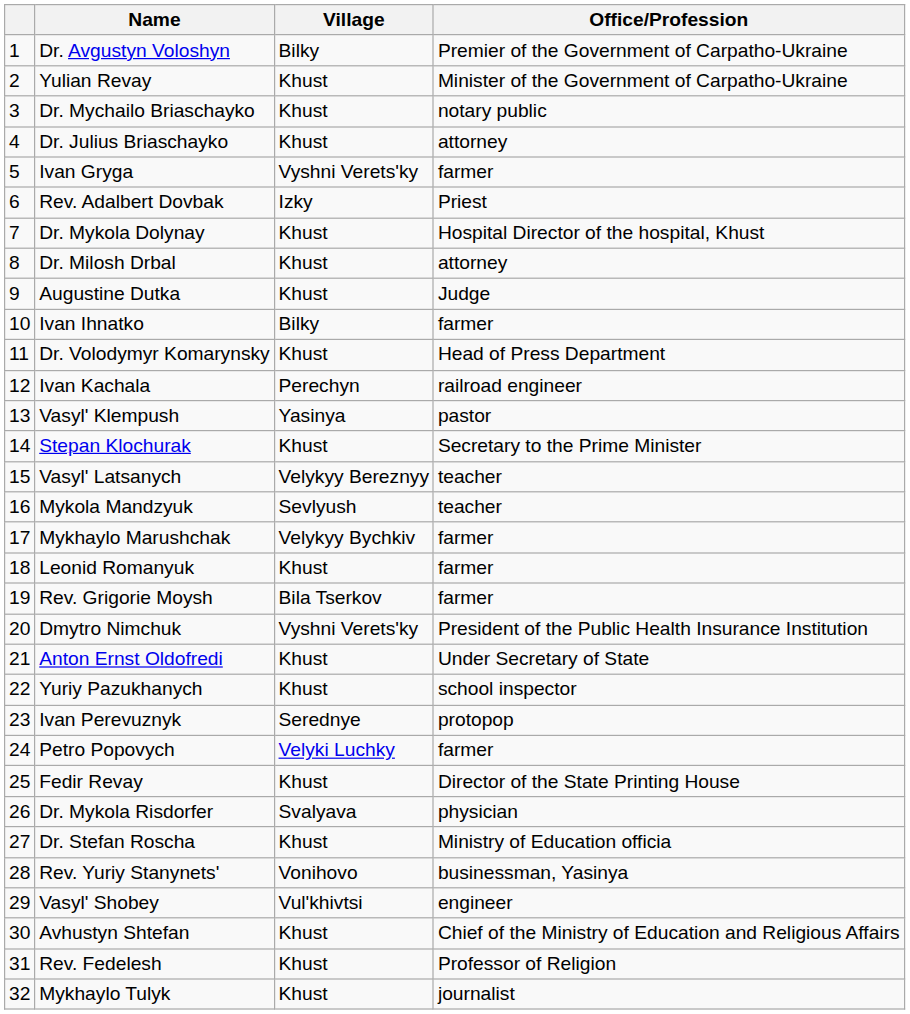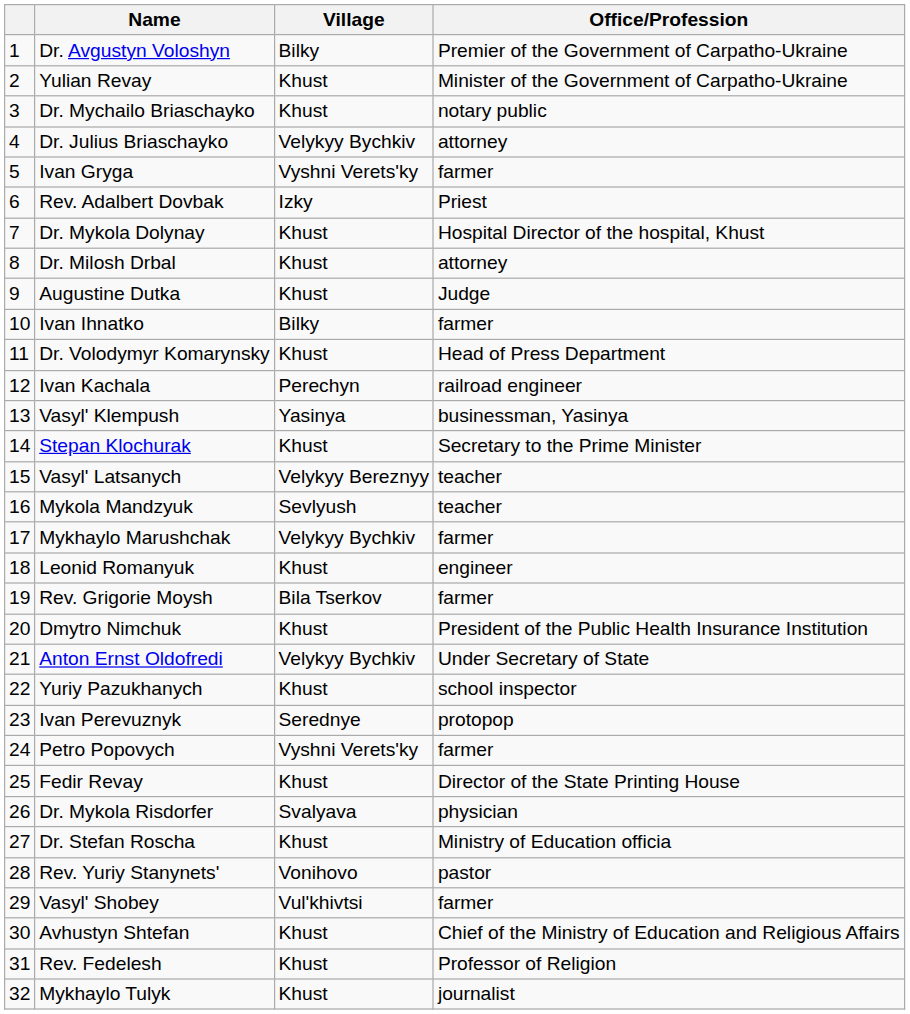(303, 141) Khust -> (347, 141) Velykyy Bychkiv
(465, 415) pastor -> (533, 415) businessman, Yasinya
(466, 567) farmer -> (475, 567) engineer
(348, 628) Vyshni Verets'ky -> (303, 628) Khust
(303, 659) Khust -> (347, 659) Velykyy Bychkiv
(337, 750) Velyki Luchky -> (348, 750) Vyshni Verets'ky
(533, 872) businessman, Yasinya -> (465, 872) pastor
(475, 902) engineer -> (466, 902) farmer
